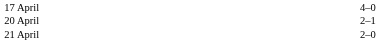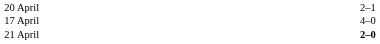rows swapped: (22, 7) <-> (22, 21)
(368, 35) normal -> (368, 35) bold
